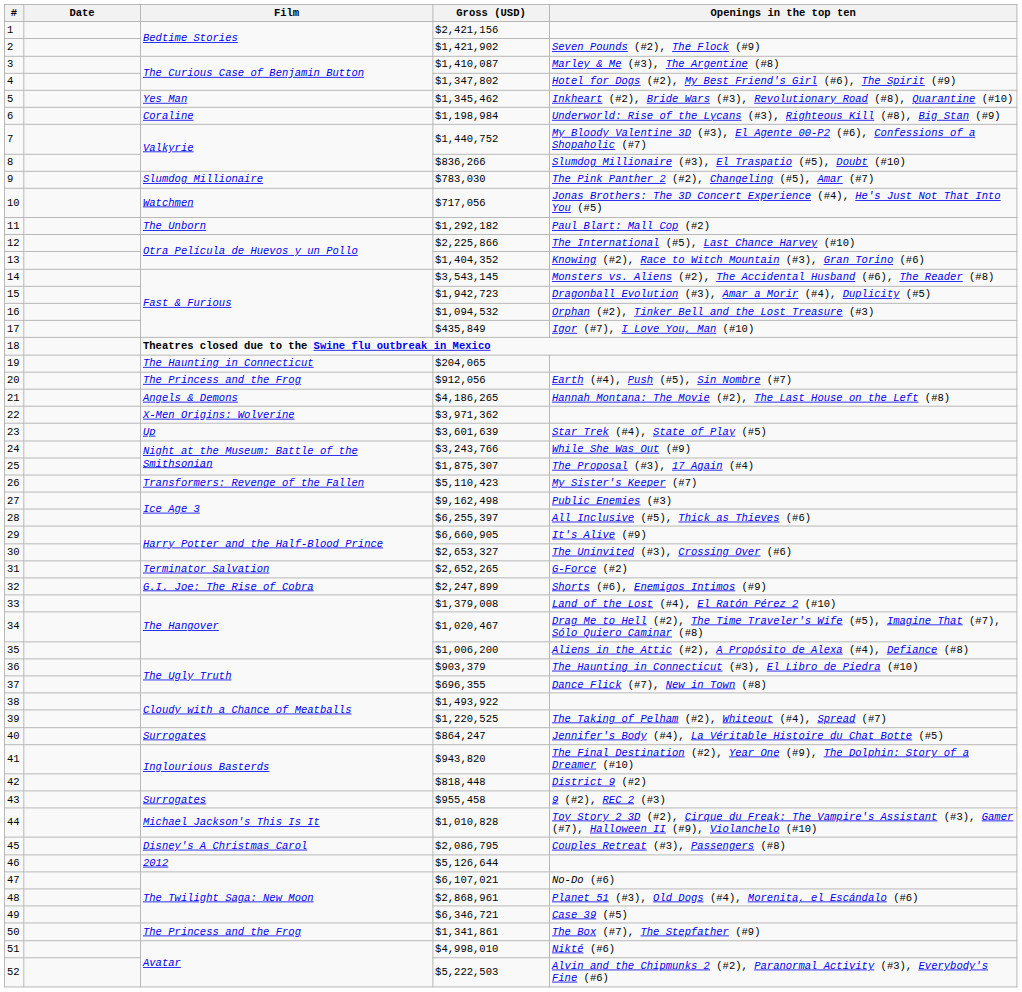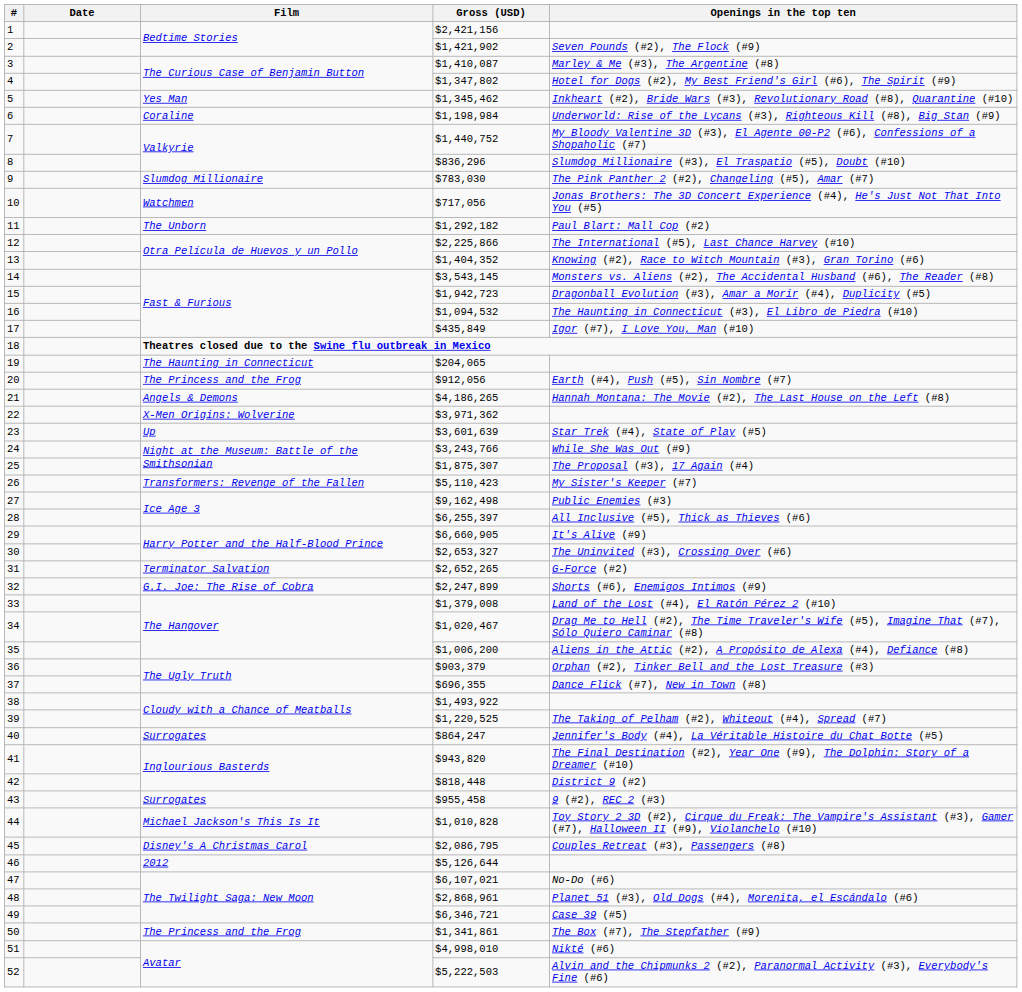(460, 162) $836,266 -> (460, 162) $836,296
(713, 312) Orphan (#2), Tinker Bell and the Lost Treasure (#3) -> (735, 312) The Haunting in Connecticut (#3), El Libro de Piedra (#10)
(735, 667) The Haunting in Connecticut (#3), El Libro de Piedra (#10) -> (713, 667) Orphan (#2), Tinker Bell and the Lost Treasure (#3)
